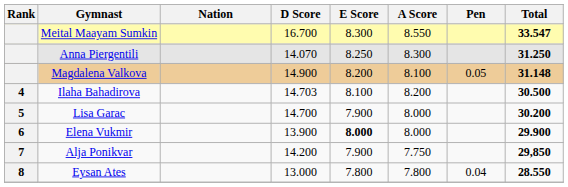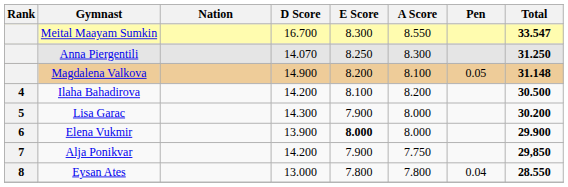(300, 92) 14.703 -> (300, 92) 14.200
(300, 112) 14.700 -> (300, 112) 14.300
